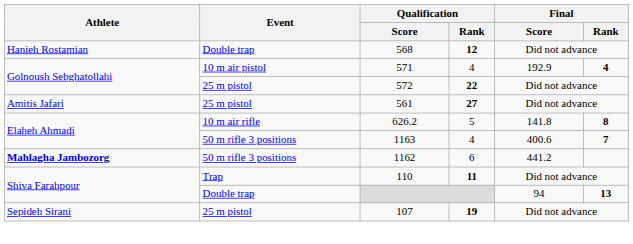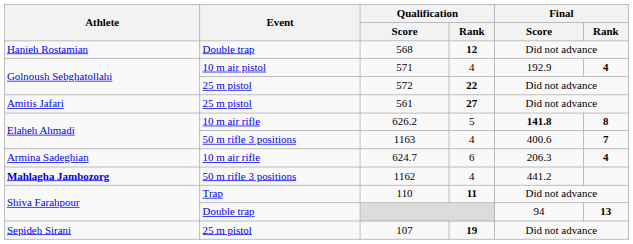(539, 122) normal -> (539, 122) bold
+ row: (405, 158)
(472, 158) 6 -> (472, 176) 4
